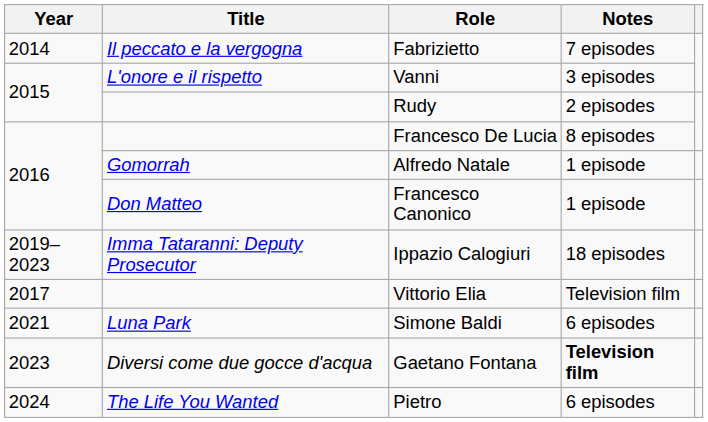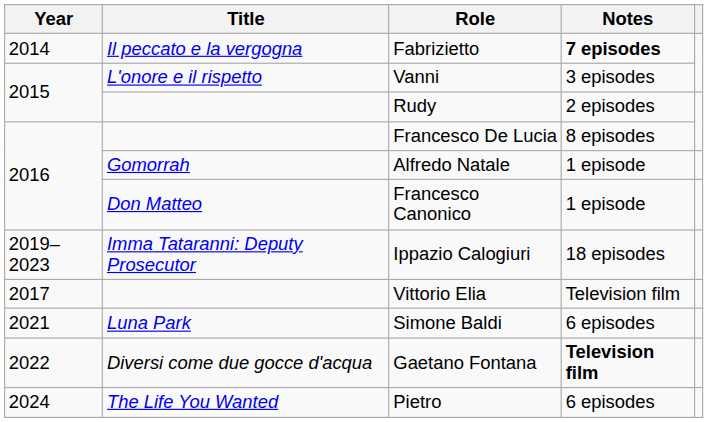(610, 48) normal -> (613, 48) bold
(29, 362) 2023 -> (29, 362) 2022
